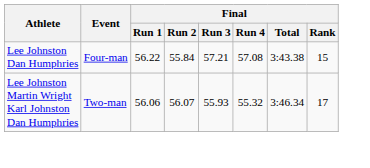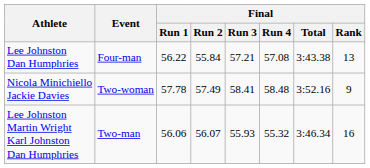(322, 57) 15 -> (349, 57) 13
+ row: (50, 89)
(322, 102) 17 -> (349, 134) 16
